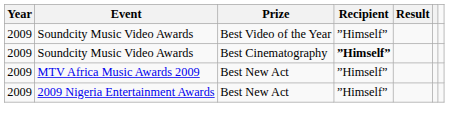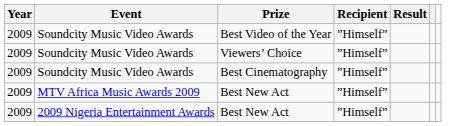+ row: (115, 53)
(364, 53) bold -> (362, 72) normal
